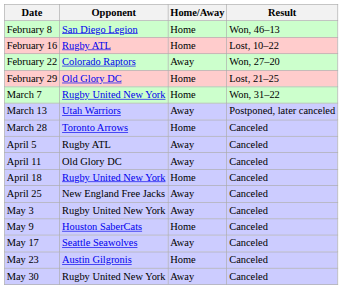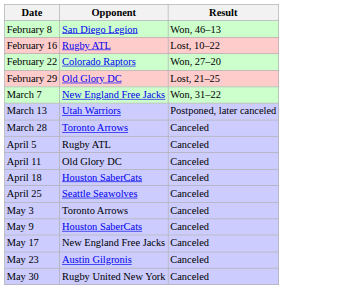- column: (197, 12)
(114, 95) Rugby United New York -> (114, 95) New England Free Jacks
(114, 177) Rugby United New York -> (102, 177) Houston SaberCats
(114, 194) New England Free Jacks -> (100, 194) Seattle Seawolves
(114, 210) Rugby United New York -> (95, 210) Toronto Arrows
(100, 243) Seattle Seawolves -> (114, 243) New England Free Jacks
